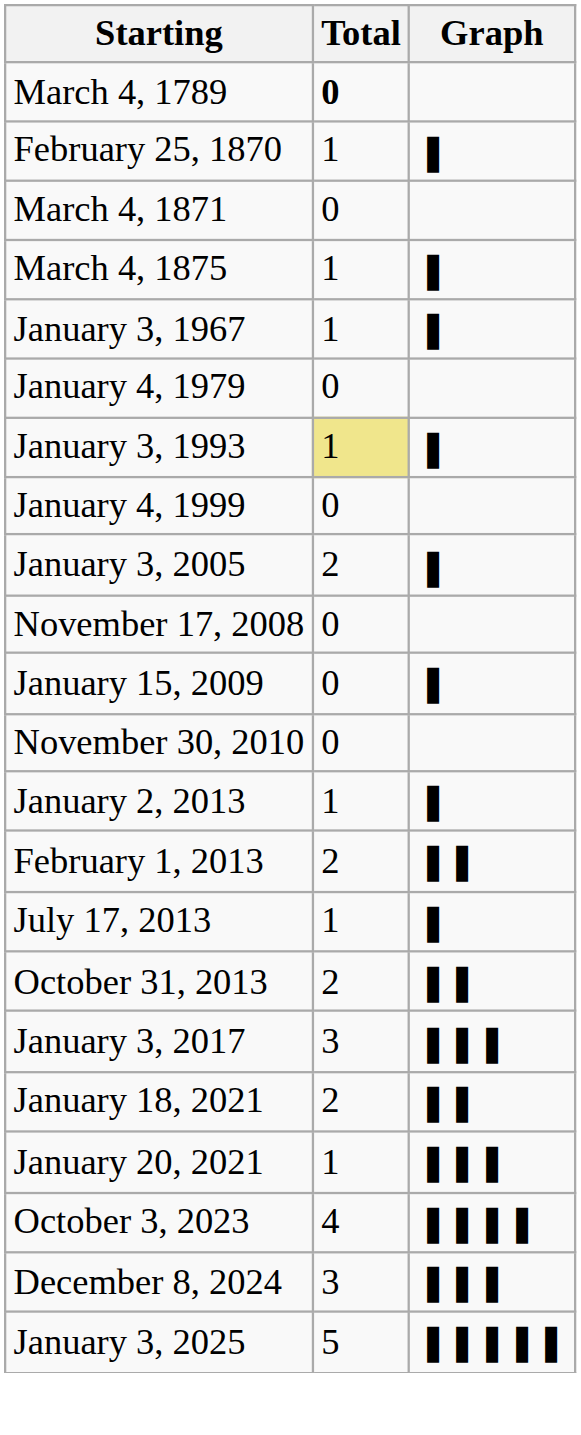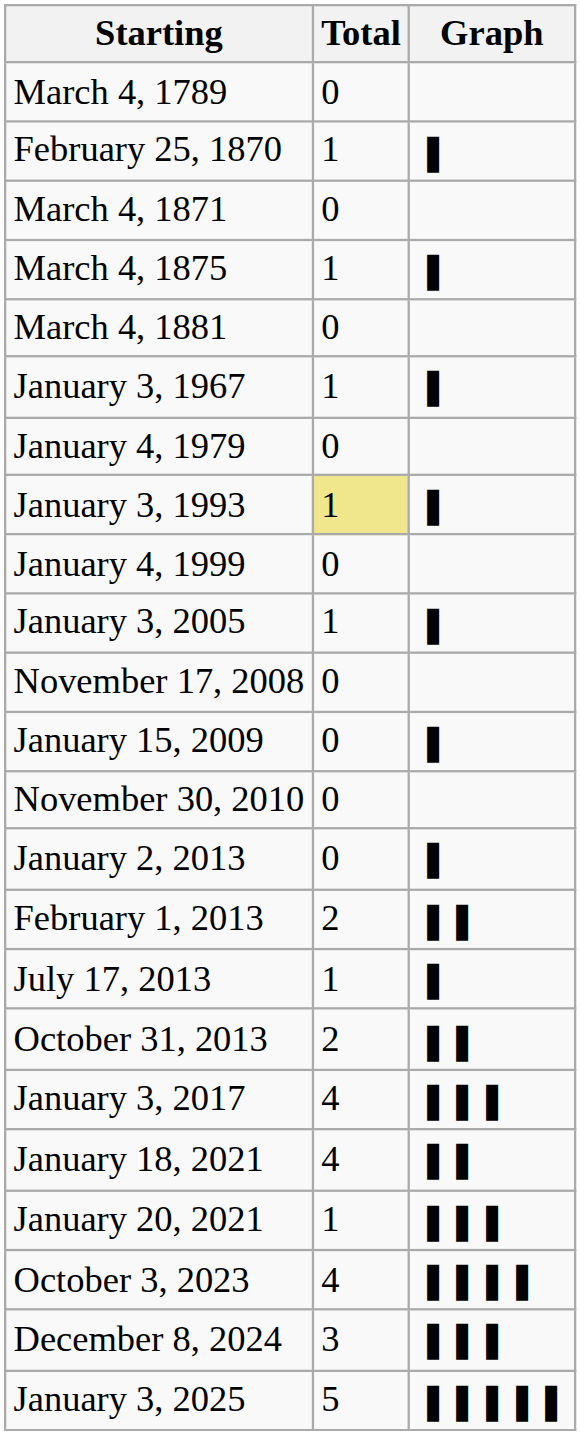(330, 91) bold -> (330, 91) normal
+ row: (120, 327)
(330, 564) 2 -> (330, 622) 1
(330, 800) 1 -> (330, 858) 0
(330, 1040) 3 -> (330, 1098) 4
(330, 1101) 2 -> (330, 1158) 4
